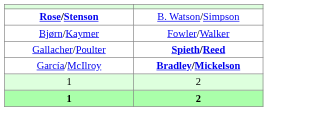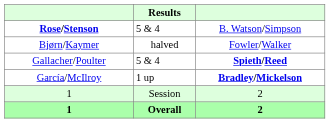+ column: (165, 12)
